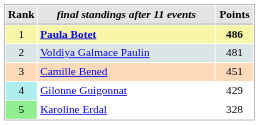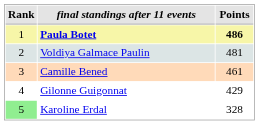(235, 72) 451 -> (235, 72) 461
(21, 91) paleturquoise background -> (21, 91) no background
